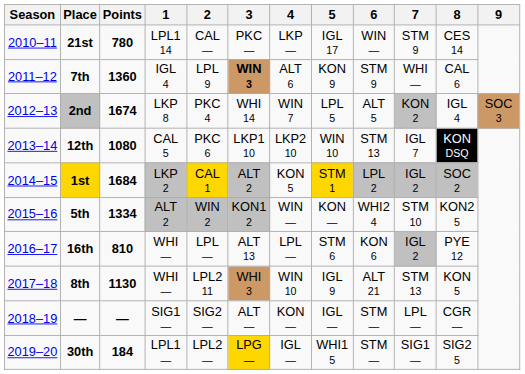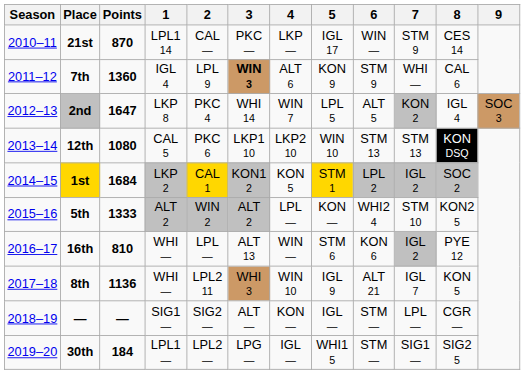(122, 42) 780 -> (122, 42) 870
(122, 111) 1674 -> (122, 111) 1647
(415, 146) IGL 7 -> (415, 146) STM 13
(249, 180) ALT 2 -> (249, 180) KON1 2
(122, 215) 1334 -> (122, 215) 1333
(249, 215) KON1 2 -> (249, 215) ALT 2
(291, 215) WIN — -> (291, 215) LPL —
(291, 249) LPL — -> (291, 249) WIN —
(122, 284) 1130 -> (122, 284) 1136
(415, 284) STM 13 -> (415, 284) IGL 7
(249, 353) gold background -> (249, 353) no background
